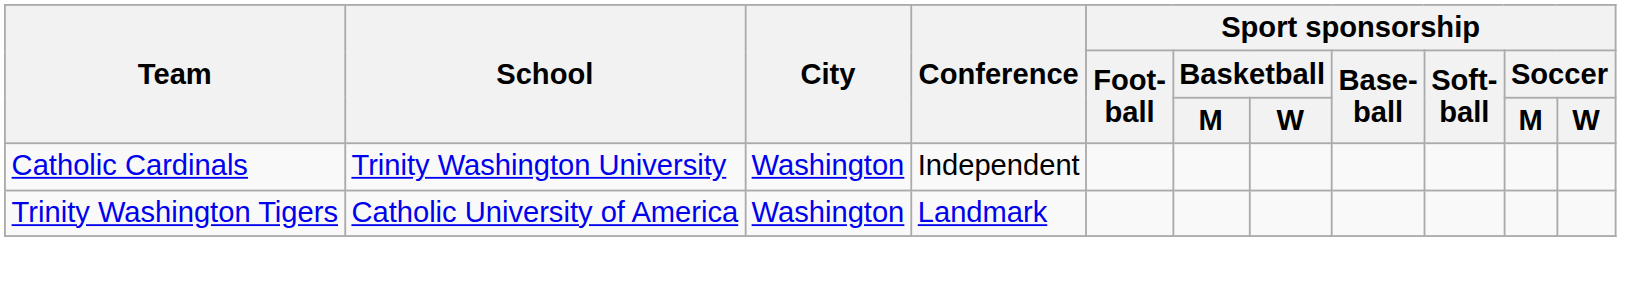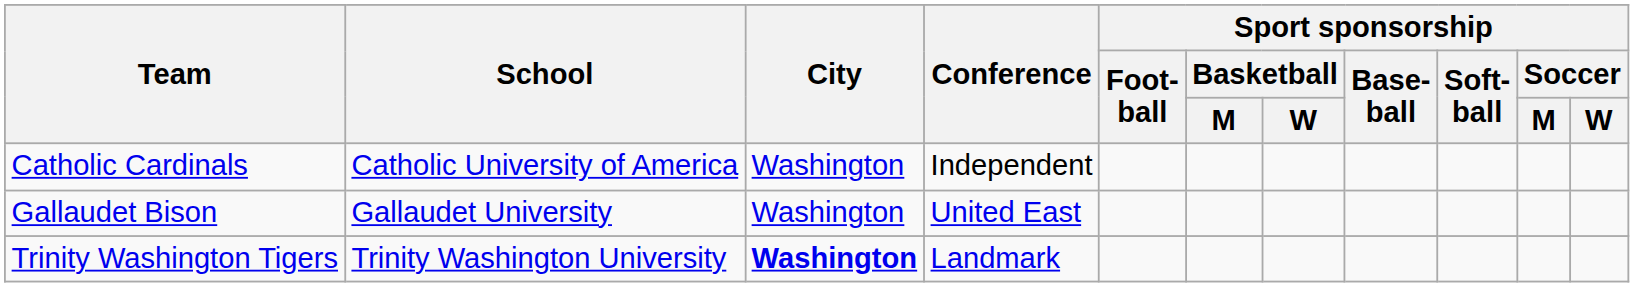(539, 166) Trinity Washington University -> (545, 166) Catholic University of America
+ row: (114, 212)
(545, 212) Catholic University of America -> (539, 258) Trinity Washington University
(828, 212) normal -> (834, 258) bold
